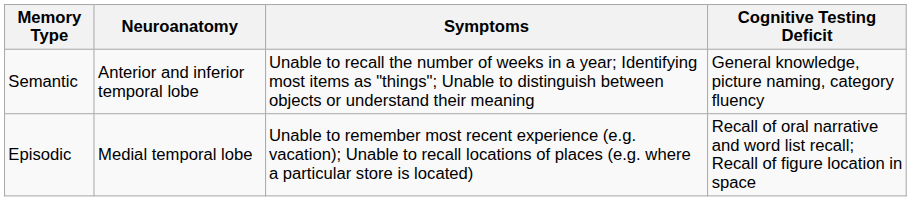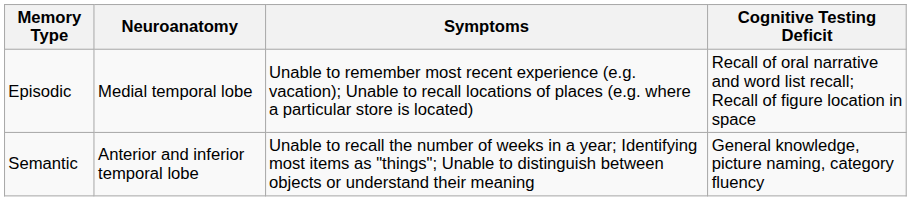rows swapped: (40, 154) <-> (43, 81)
